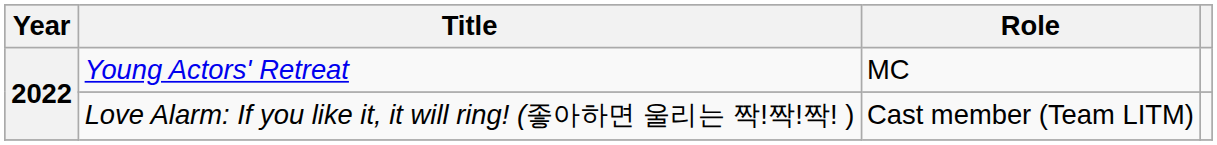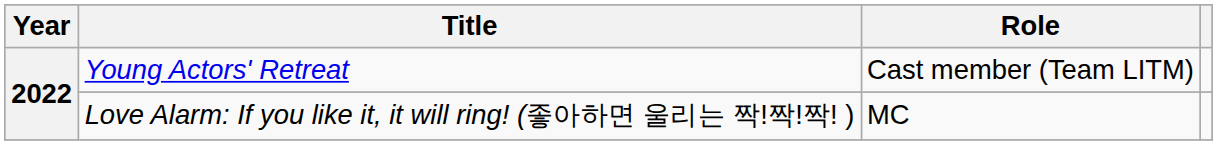(888, 69) MC -> (1030, 69) Cast member (Team LITM)
(1030, 115) Cast member (Team LITM) -> (888, 115) MC
